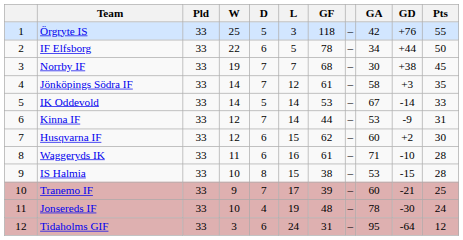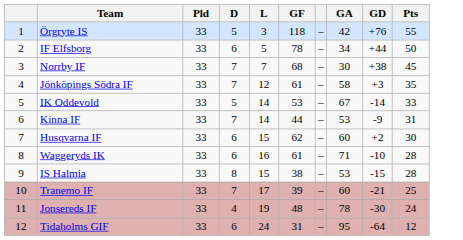- column: (234, 13)
